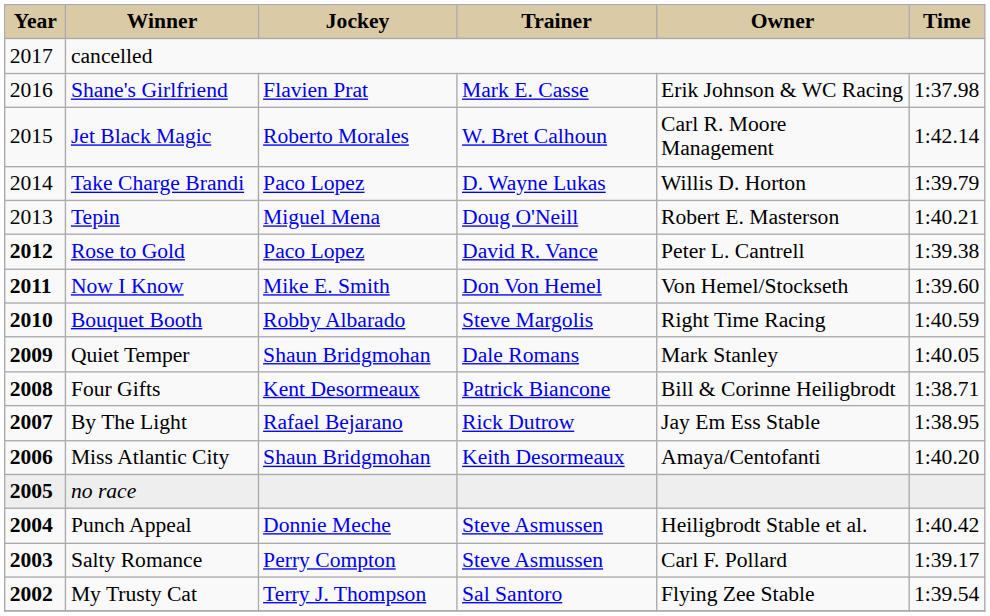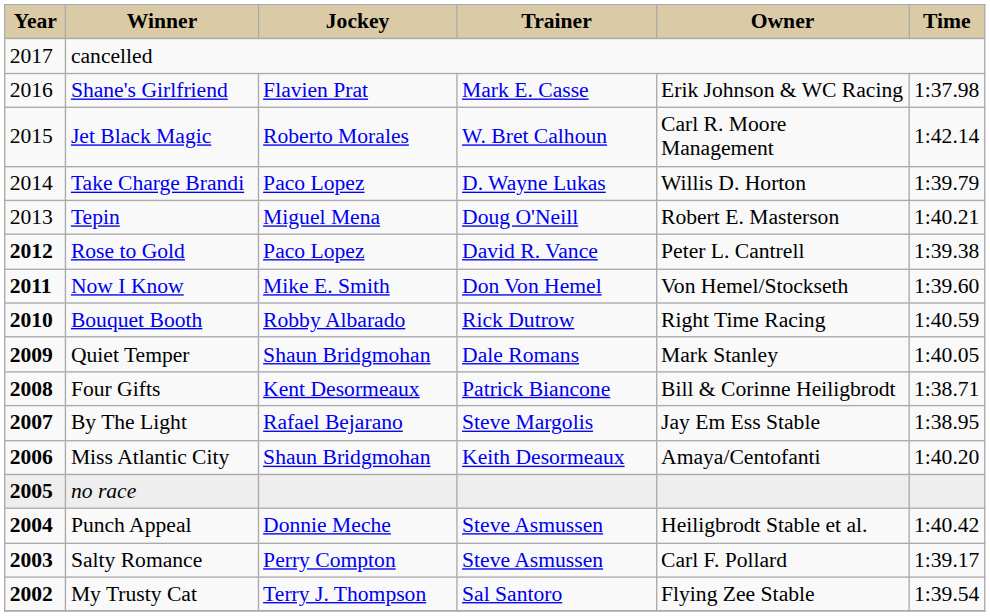(528, 319) Steve Margolis -> (518, 319) Rick Dutrow
(518, 422) Rick Dutrow -> (528, 422) Steve Margolis
